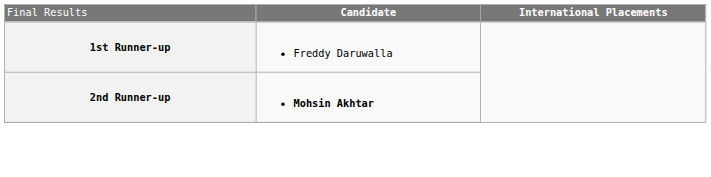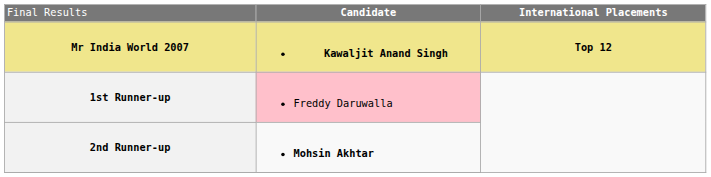+ row: (130, 47)
(368, 53) no background -> (368, 103) pink background
